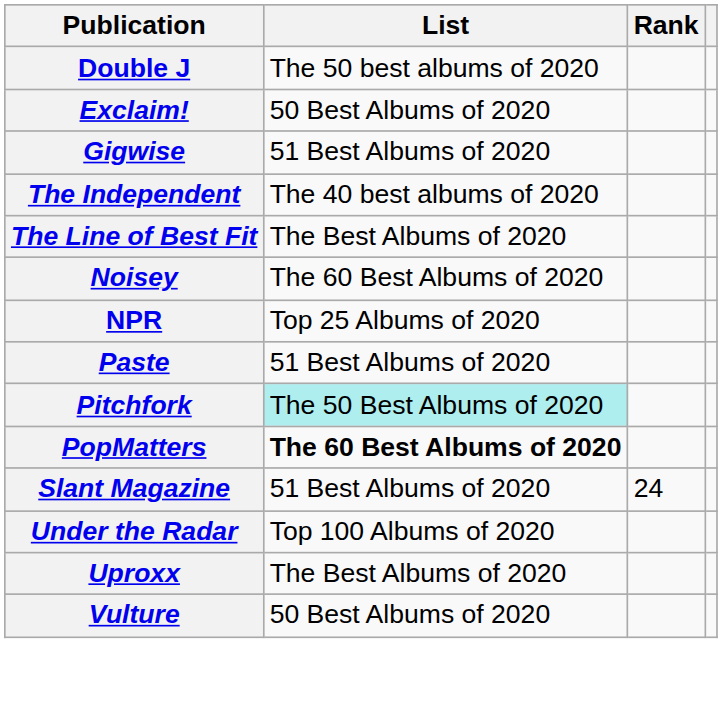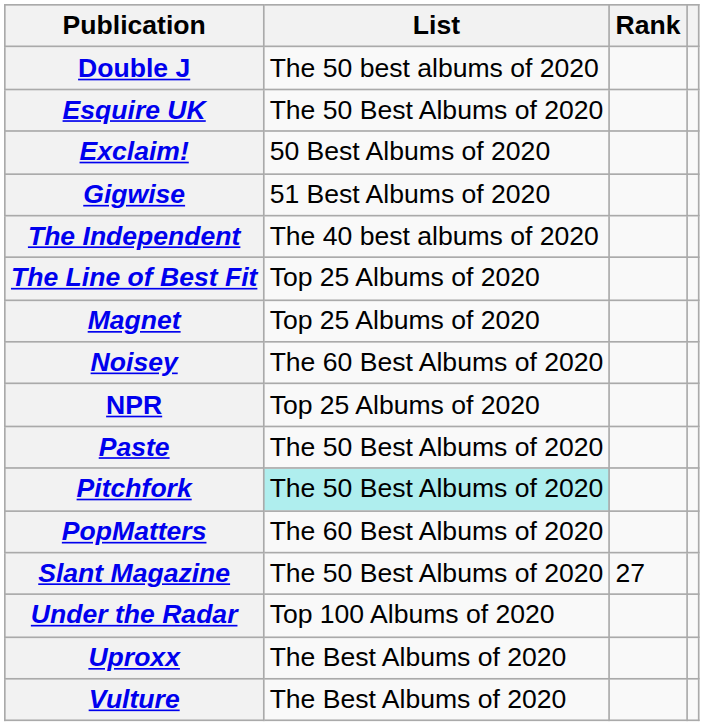+ row: (134, 109)
(418, 236) The Best Albums of 2020 -> (405, 278) Top 25 Albums of 2020
+ row: (134, 320)
(410, 362) 51 Best Albums of 2020 -> (436, 446) The 50 Best Albums of 2020
(446, 446) bold -> (436, 531) normal
(410, 488) 51 Best Albums of 2020 -> (436, 573) The 50 Best Albums of 2020
(648, 488) 24 -> (630, 573) 27
(410, 615) 50 Best Albums of 2020 -> (418, 699) The Best Albums of 2020
